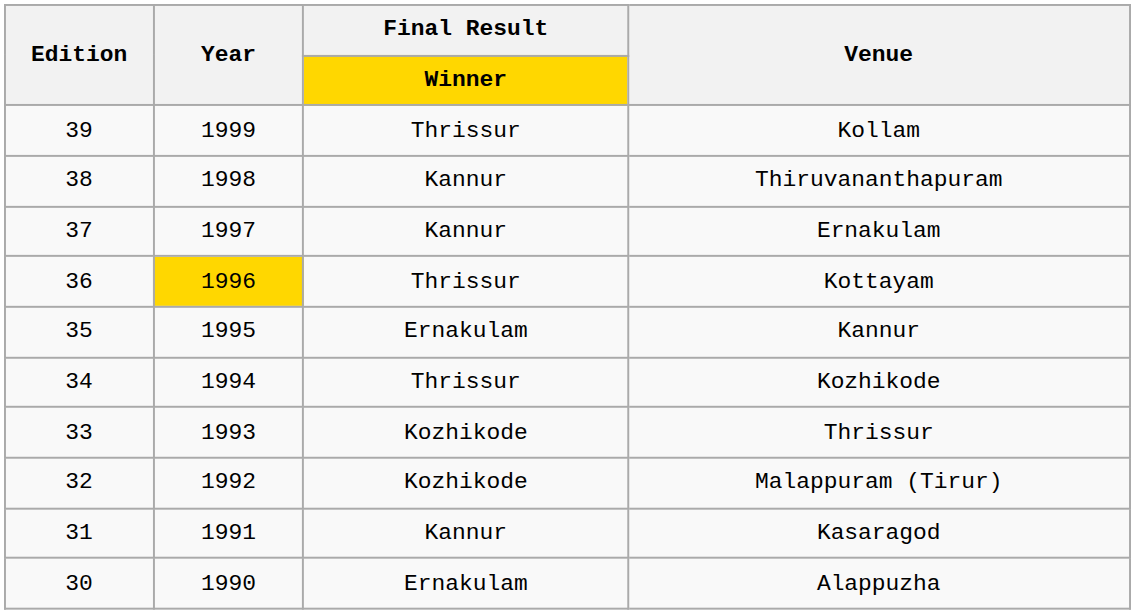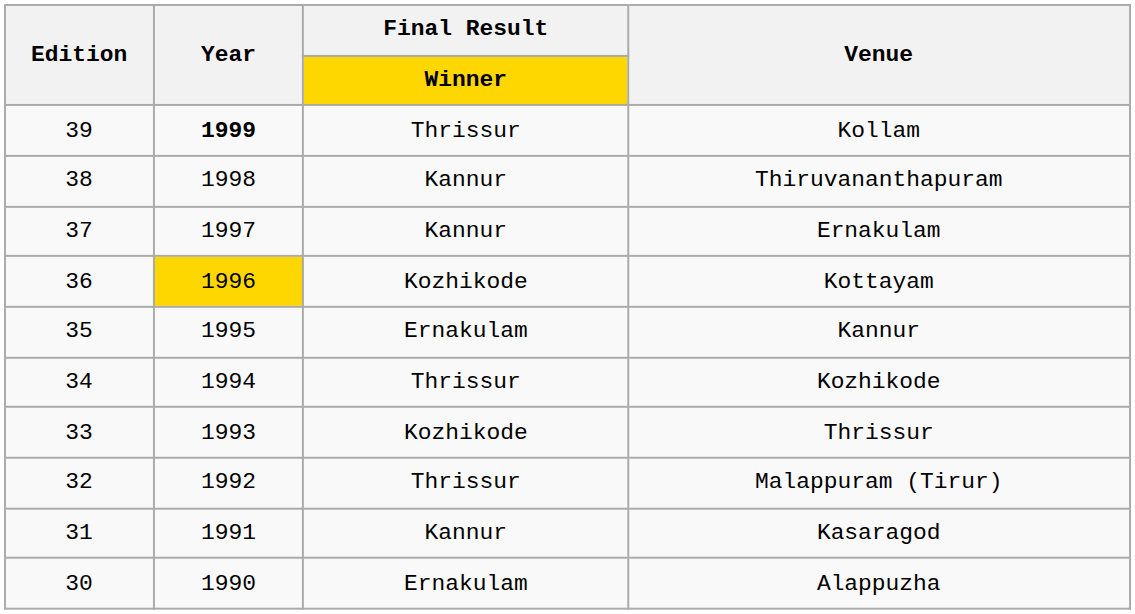(228, 130) normal -> (228, 130) bold
(466, 281) Thrissur -> (466, 281) Kozhikode
(466, 482) Kozhikode -> (466, 482) Thrissur
